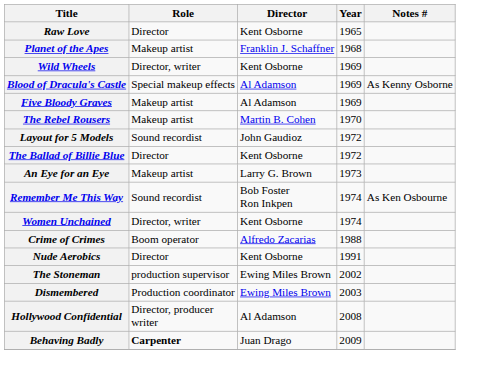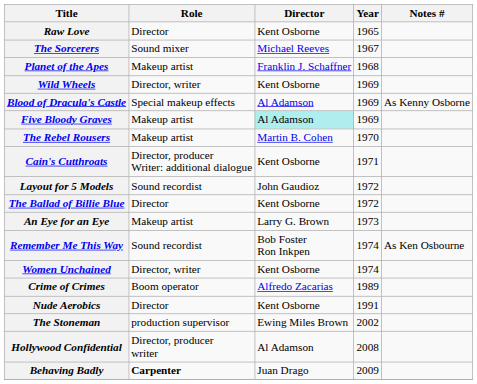+ row: (67, 48)
(268, 102) no background -> (285, 119) paleturquoise background
+ row: (67, 161)
(350, 239) 1988 -> (368, 287) 1989
- row: (67, 292)
